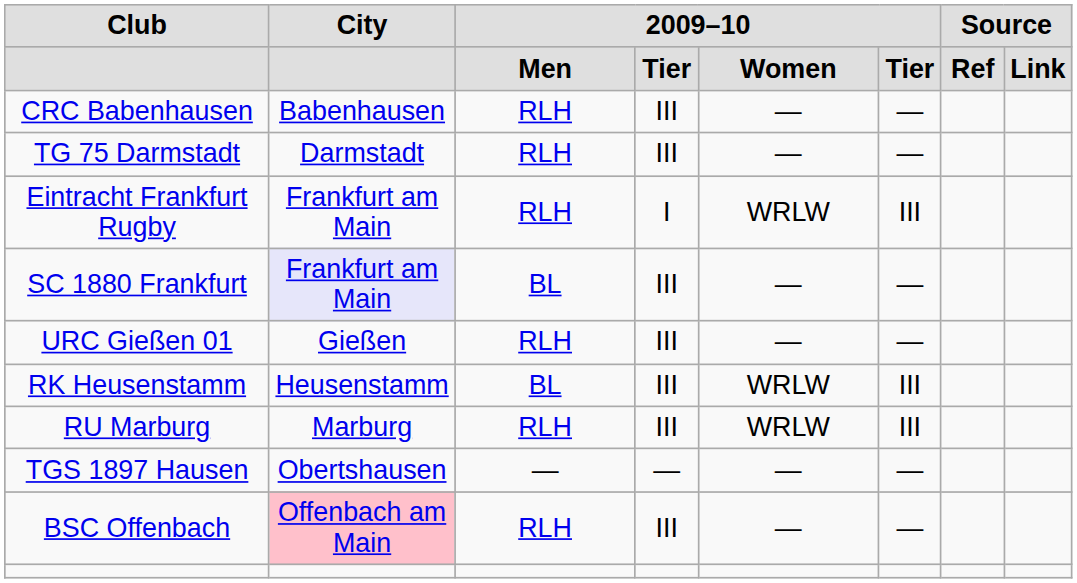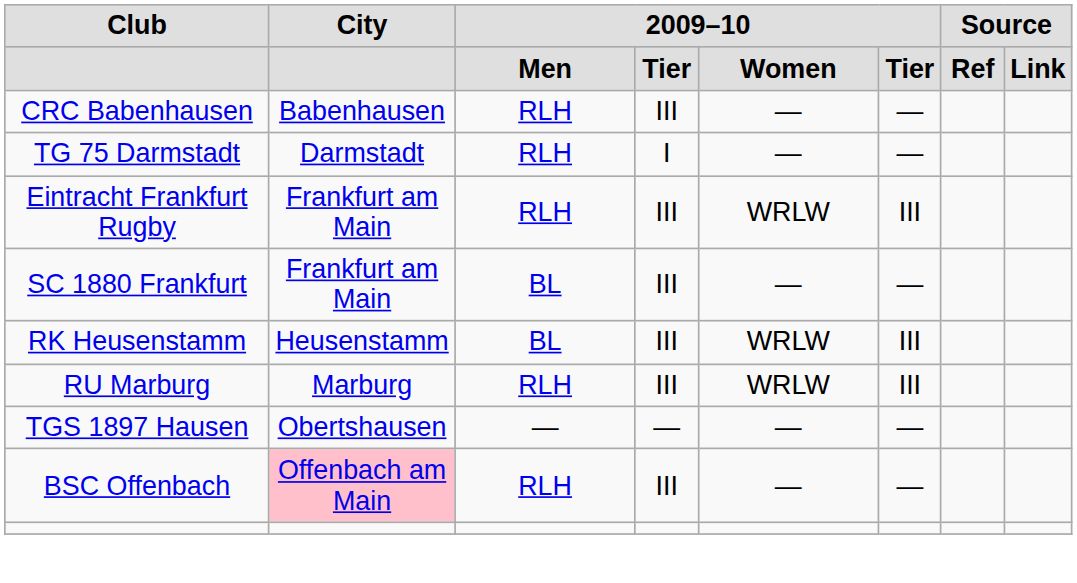(667, 153) III -> (667, 153) I
(667, 211) I -> (667, 211) III
(362, 284) lavender background -> (362, 284) no background
- row: (137, 342)
